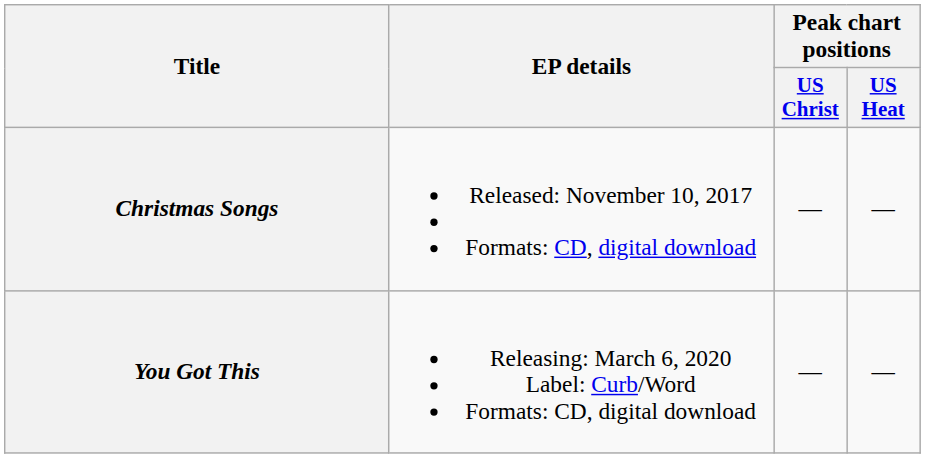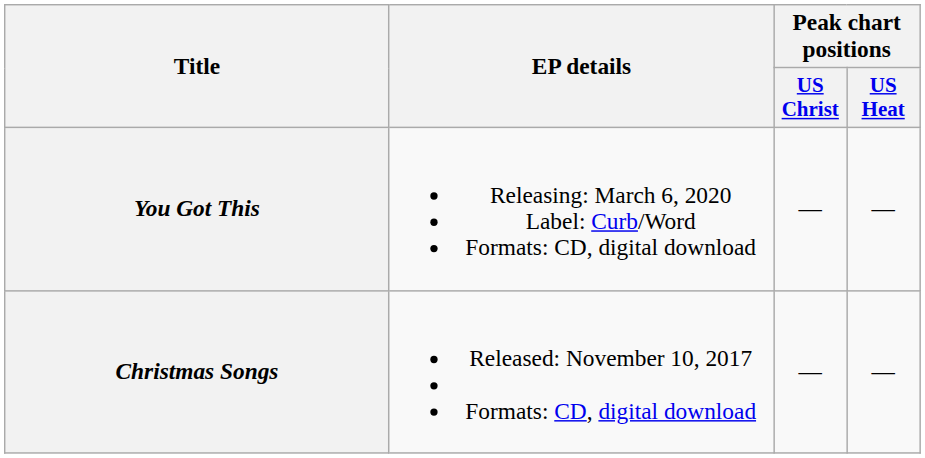rows swapped: (197, 208) <-> (197, 371)
